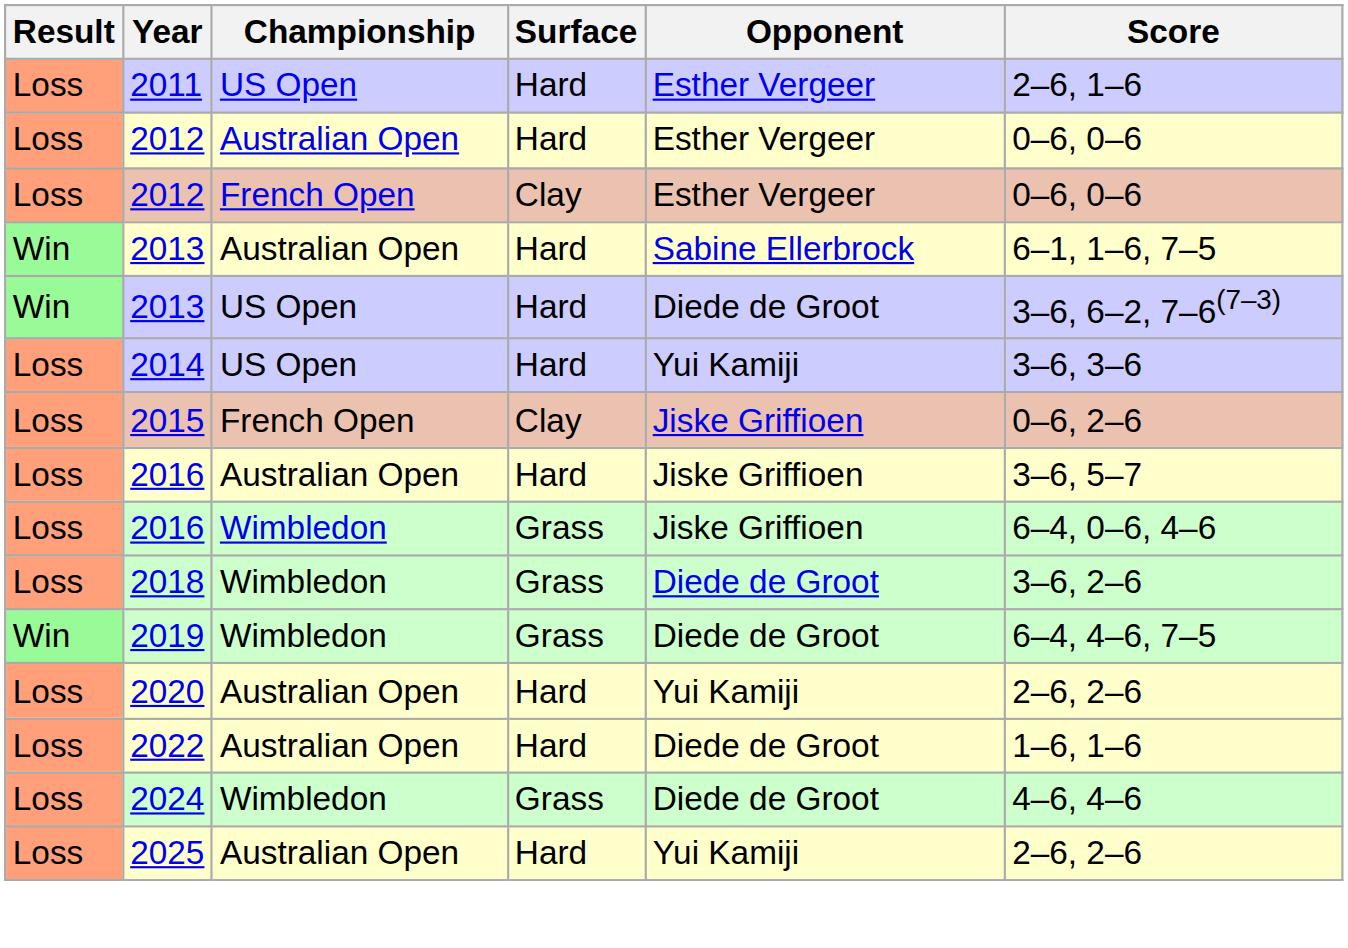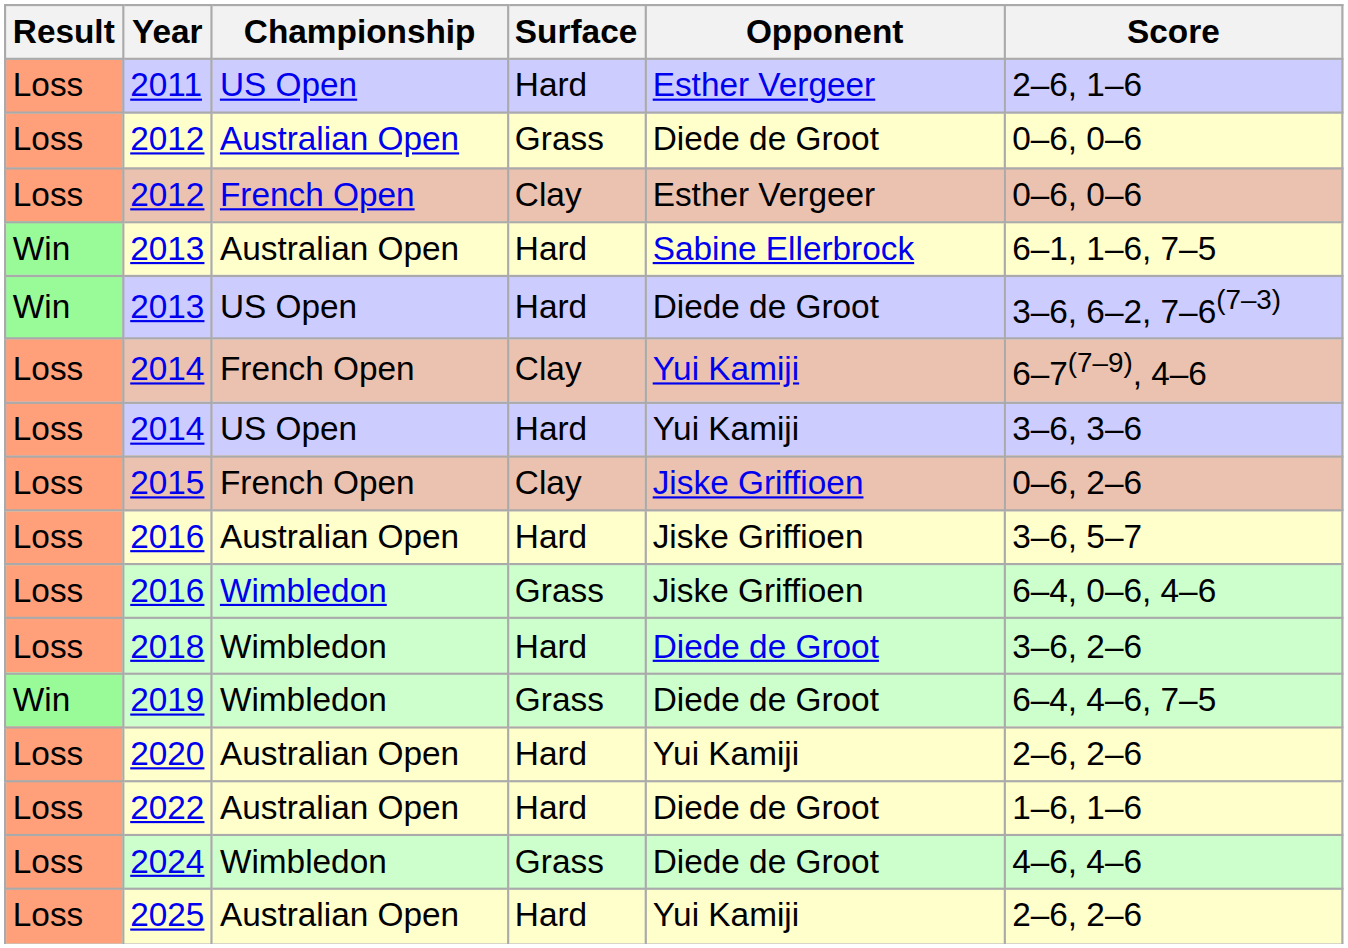(551, 139) Hard -> (559, 139) Grass
(764, 139) Esther Vergeer -> (766, 139) Diede de Groot
+ row: (167, 369)
(559, 581) Grass -> (551, 644) Hard
